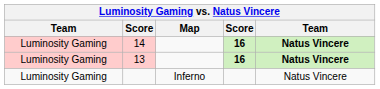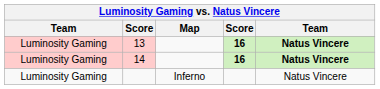rows swapped: (139, 44) <-> (139, 60)
